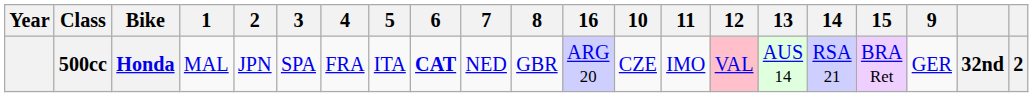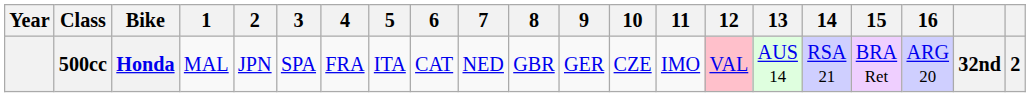columns swapped: (932, 20) <-> (588, 20)
(436, 63) bold -> (434, 63) normal
